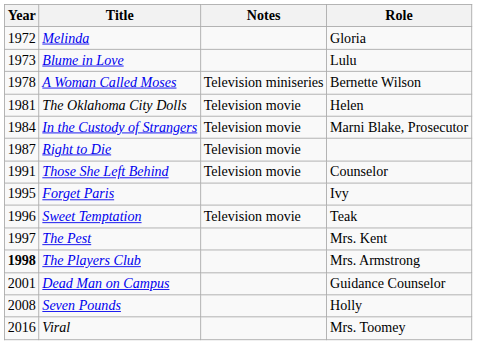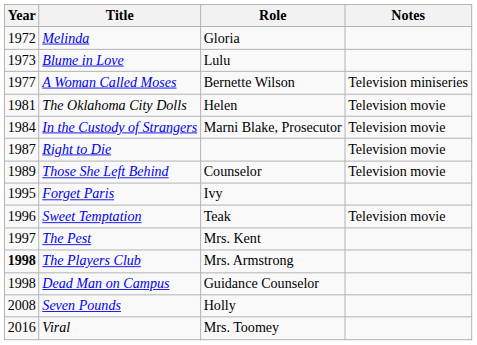columns swapped: (399, 15) <-> (264, 15)
(22, 82) 1978 -> (22, 82) 1977
(22, 171) 1991 -> (22, 171) 1989
(22, 283) 2001 -> (22, 283) 1998
